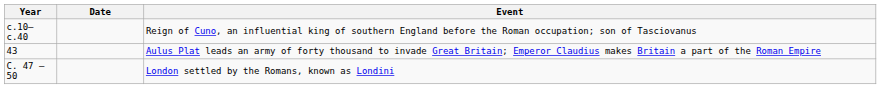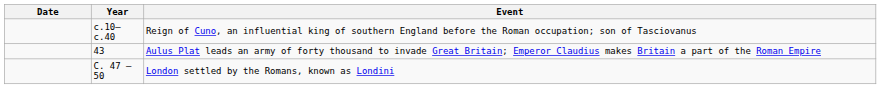columns swapped: (30, 12) <-> (100, 12)
